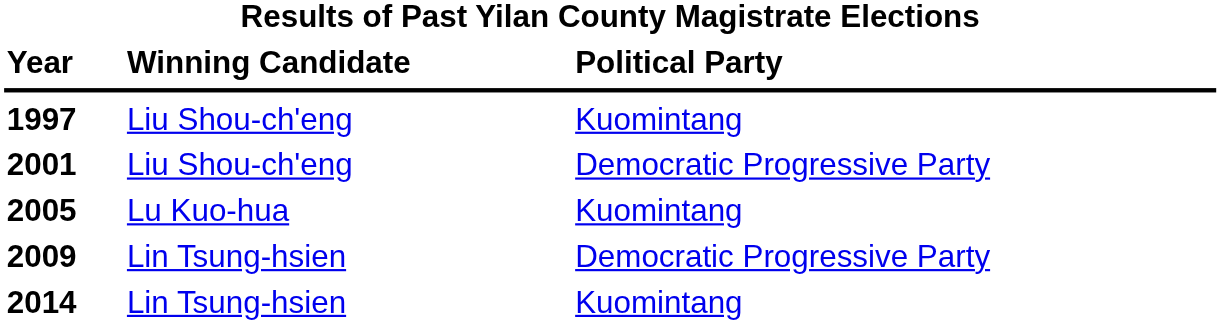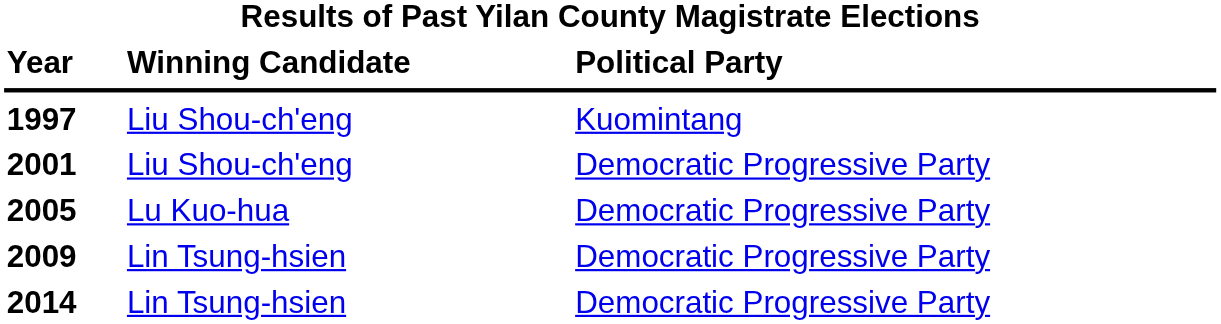(659, 211) Kuomintang -> (783, 211) Democratic Progressive Party
(659, 302) Kuomintang -> (783, 302) Democratic Progressive Party
